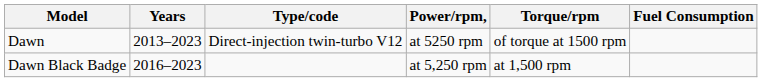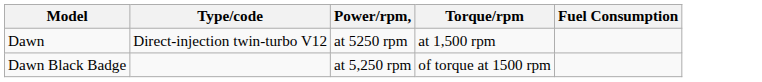- column: (167, 16)
(560, 40) of torque at 1500 rpm -> (457, 40) at 1,500 rpm
(532, 64) at 1,500 rpm -> (485, 64) of torque at 1500 rpm
